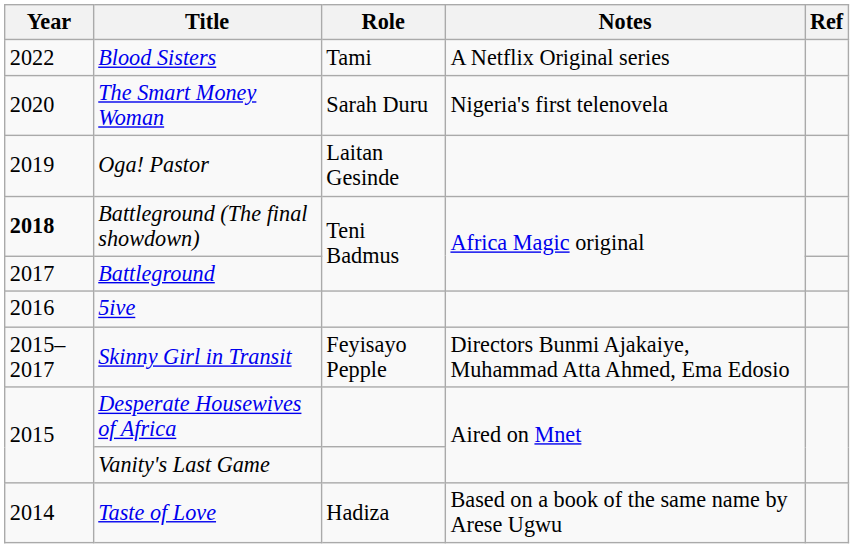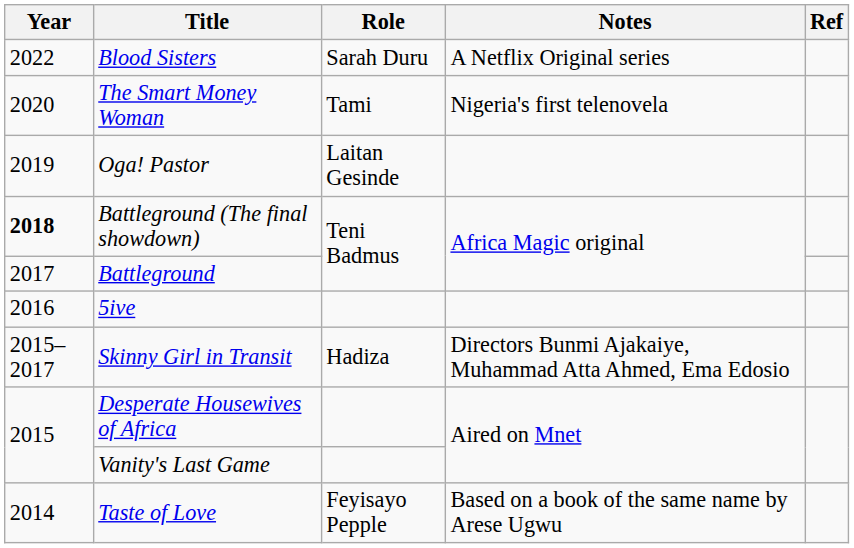(349, 57) Tami -> (377, 57) Sarah Duru
(377, 105) Sarah Duru -> (349, 105) Tami
(366, 356) Feyisayo Pepple -> (358, 356) Hadiza
(358, 512) Hadiza -> (366, 512) Feyisayo Pepple
